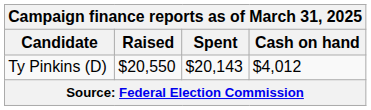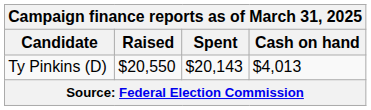(277, 67) $4,012 -> (277, 67) $4,013
